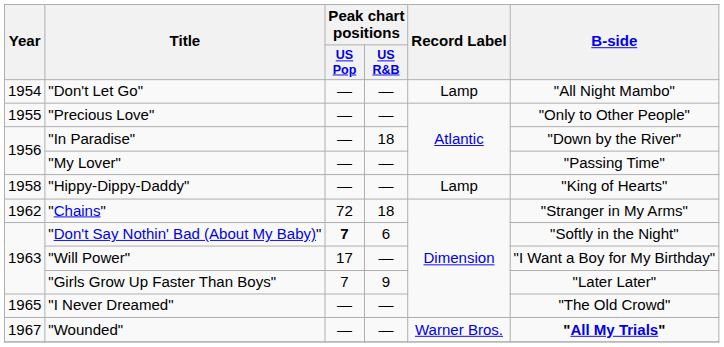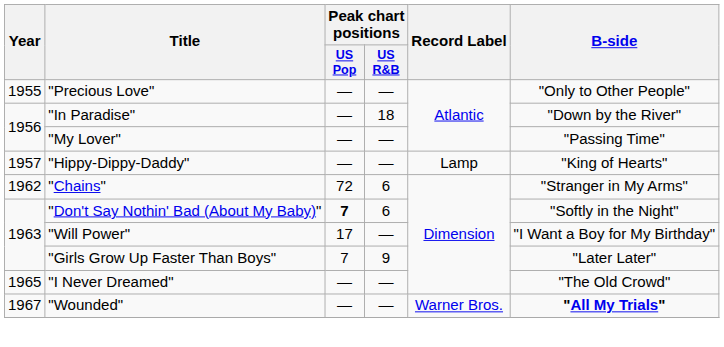- row: (96, 91)
(25, 186) 1958 -> (25, 162) 1957
(386, 210) 18 -> (386, 186) 6
